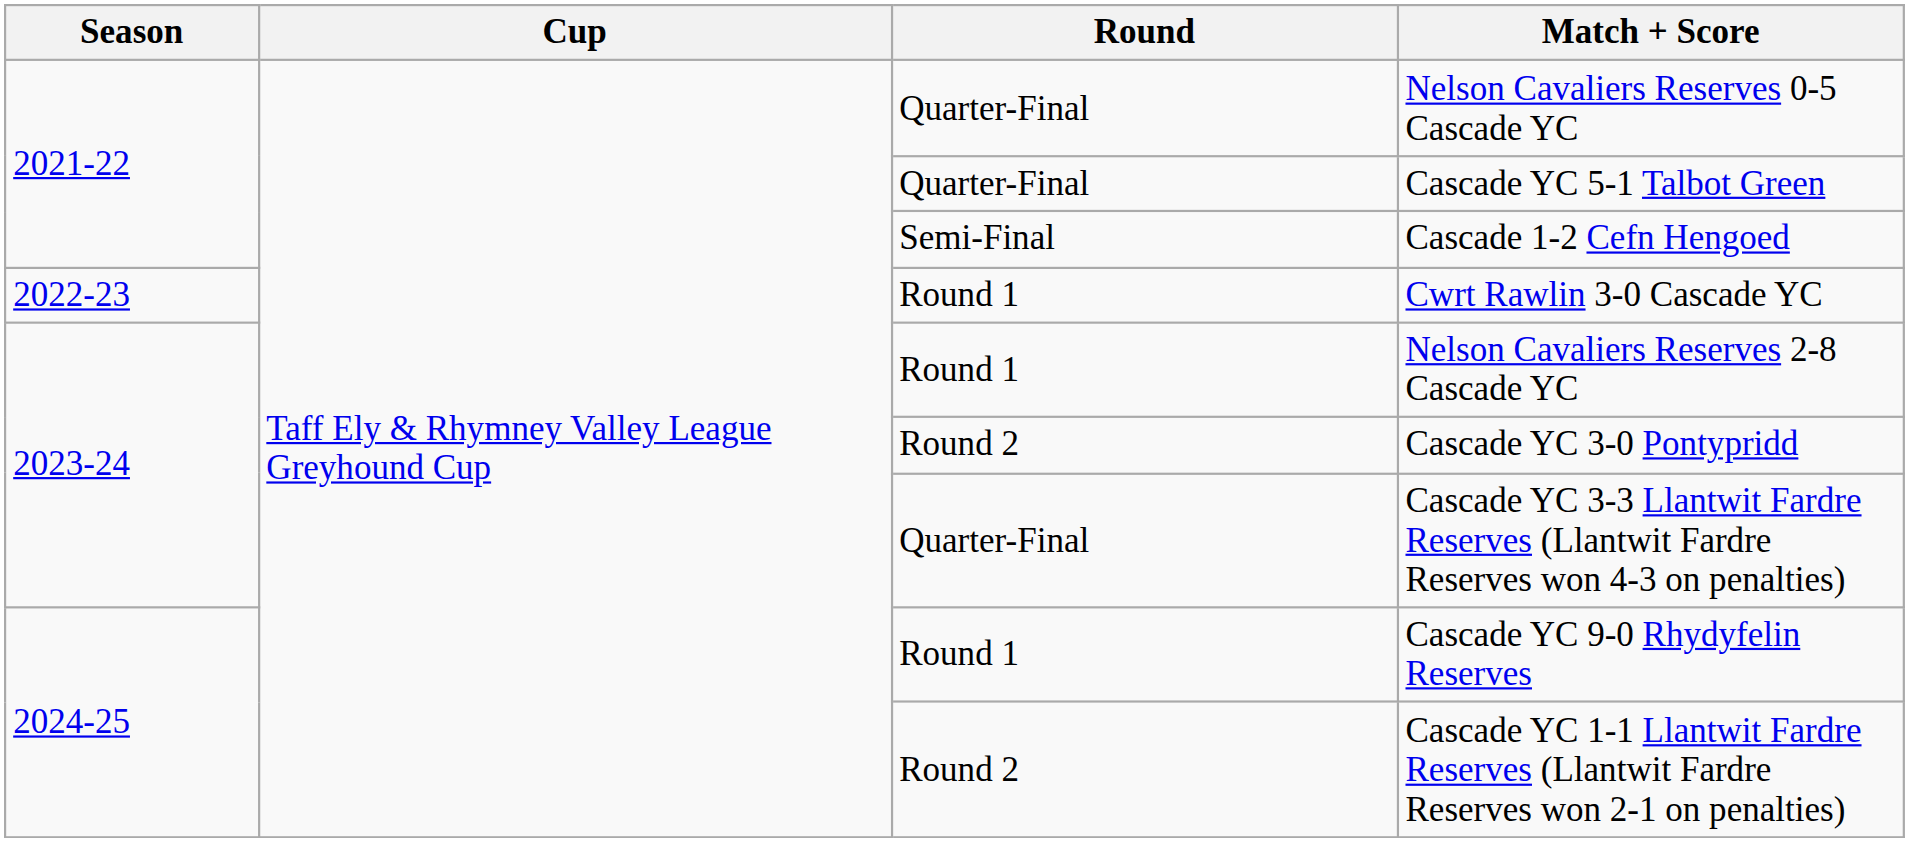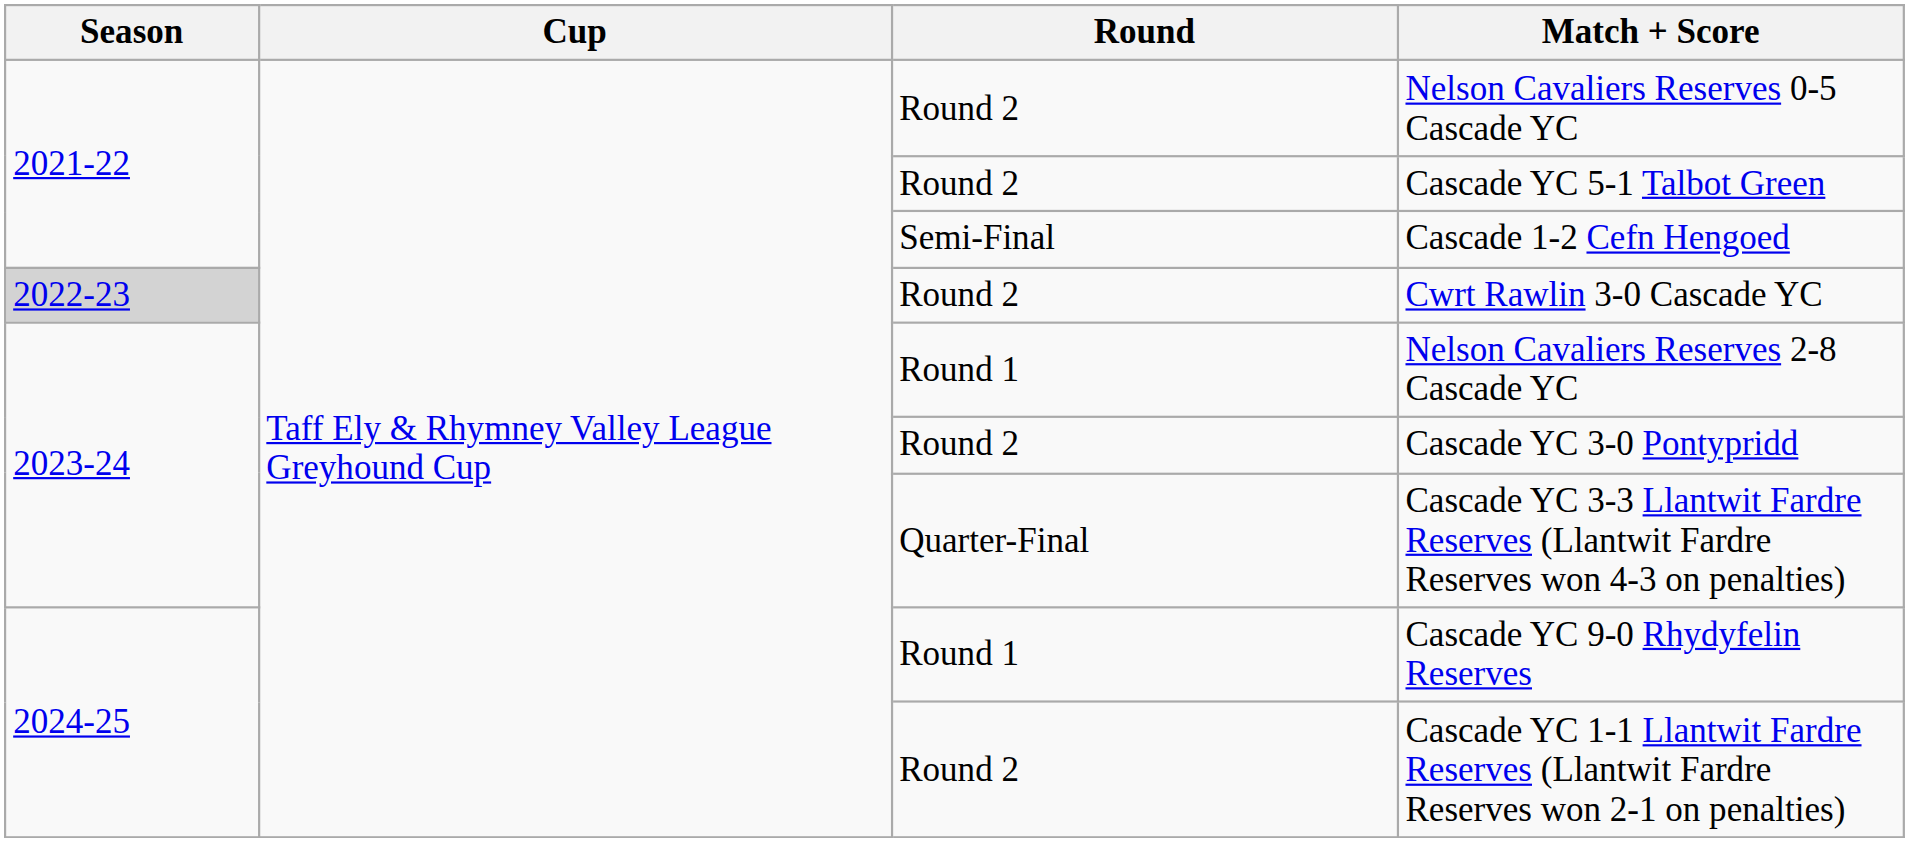(994, 107) Quarter-Final -> (959, 107) Round 2
(994, 182) Quarter-Final -> (959, 182) Round 2
(72, 293) no background -> (72, 293) lightgrey background
(959, 293) Round 1 -> (959, 293) Round 2
